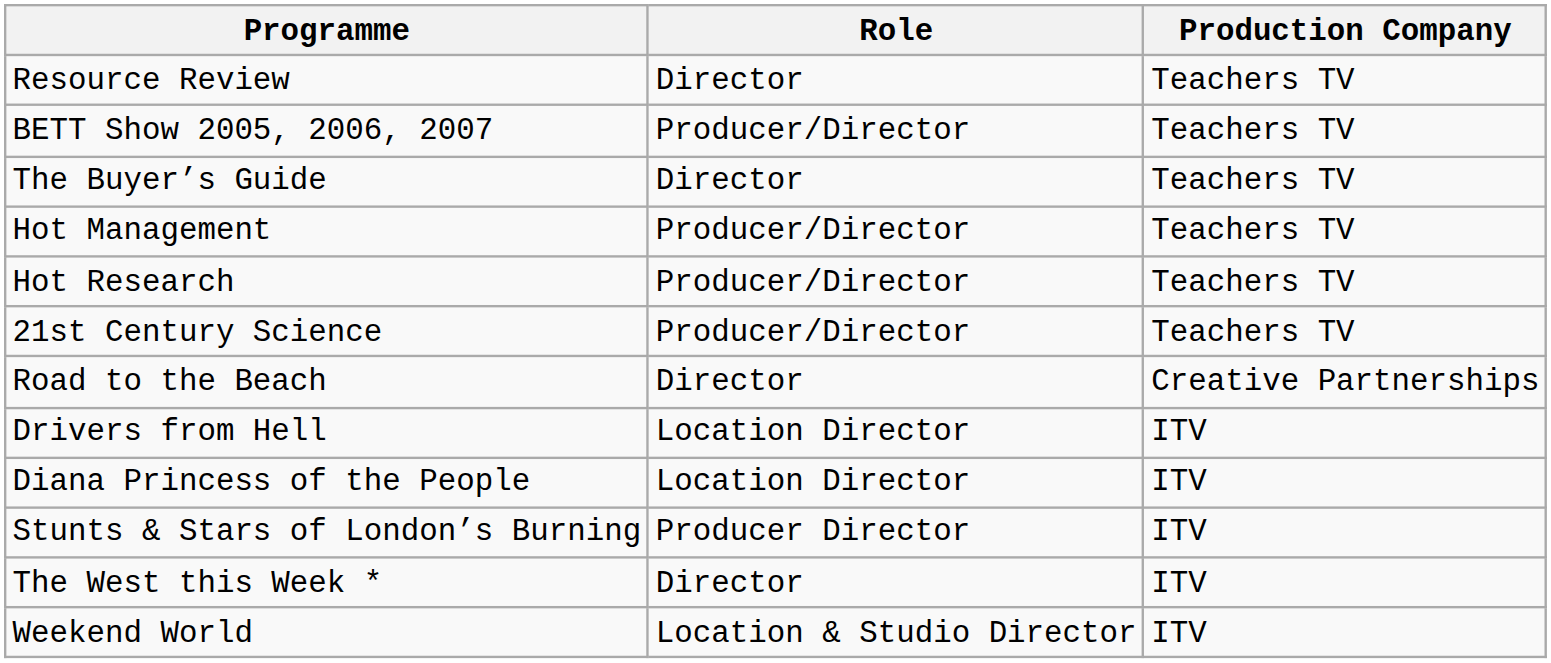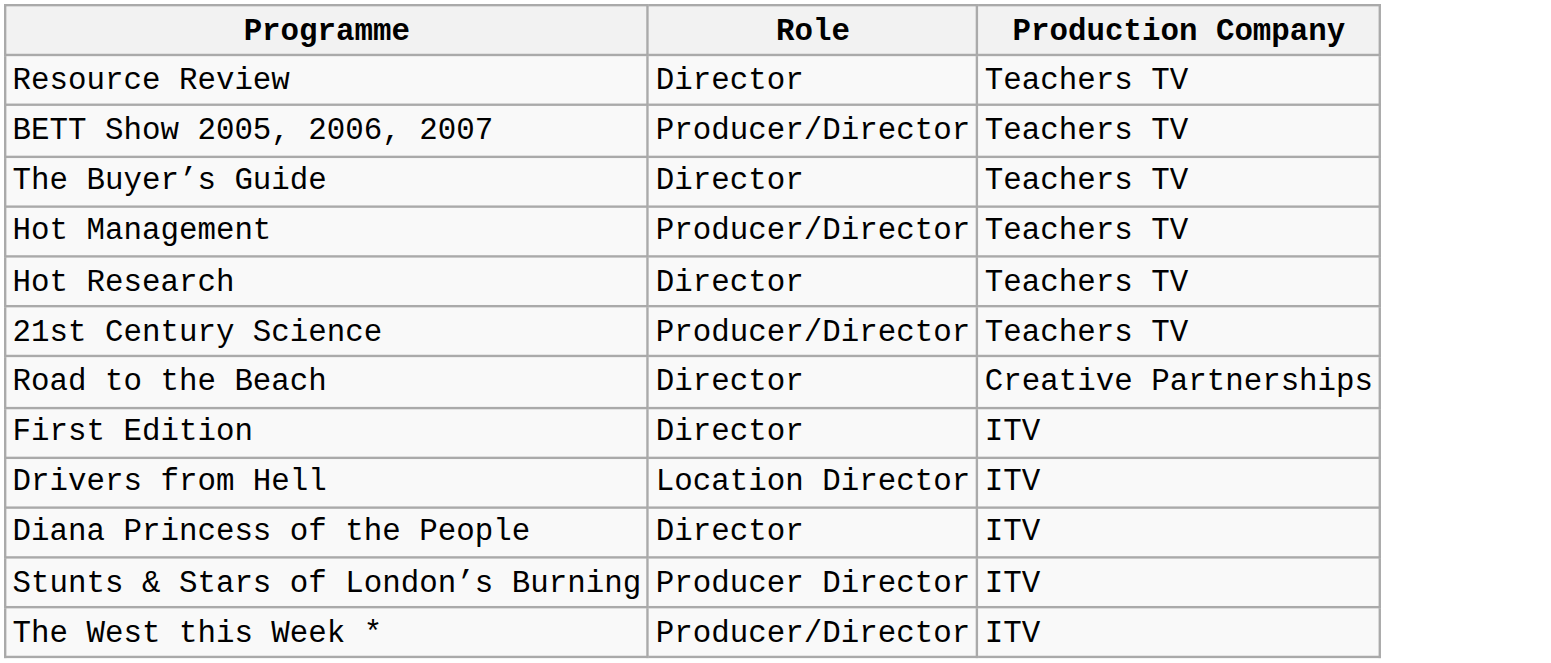(813, 281) Producer/Director -> (730, 281) Director
+ row: (133, 432)
(813, 482) Location Director -> (730, 532) Director
(730, 583) Director -> (813, 633) Producer/Director
- row: (133, 633)
